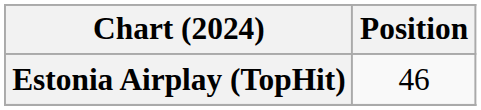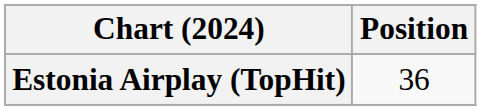(414, 79) 46 -> (414, 79) 36
